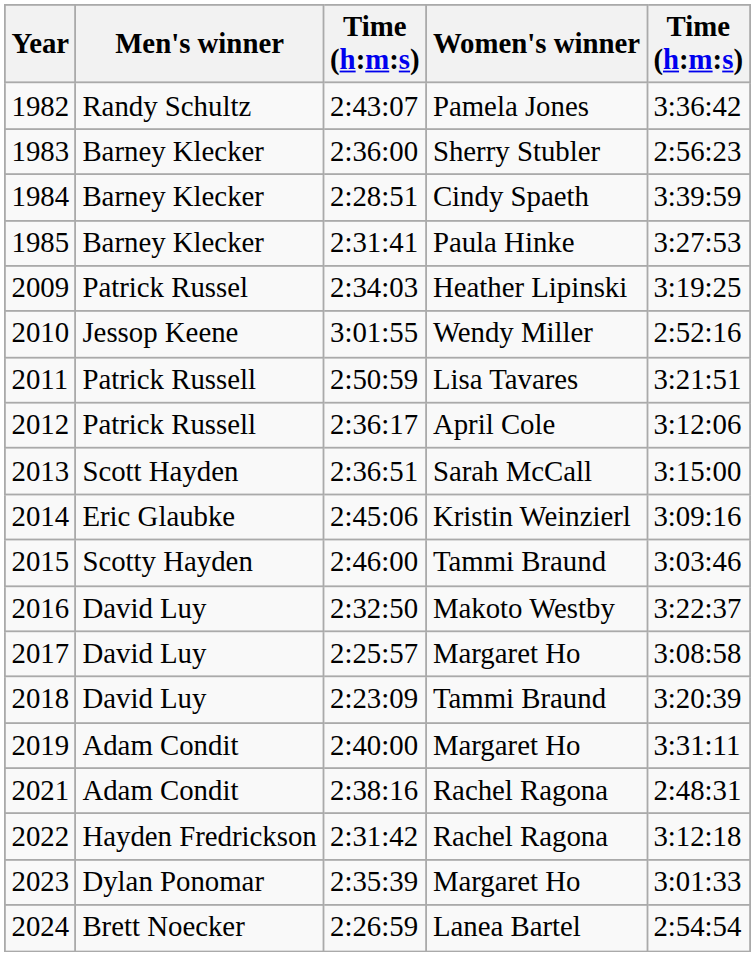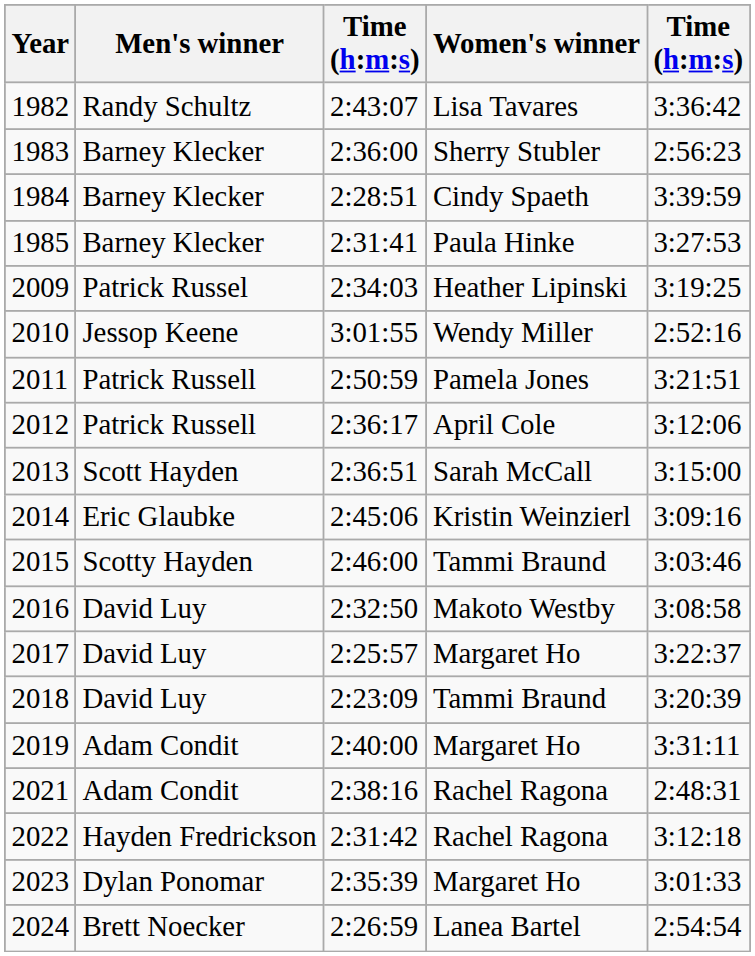(511, 105) Pamela Jones -> (506, 105) Lisa Tavares
(506, 379) Lisa Tavares -> (511, 379) Pamela Jones
(697, 607) 3:22:37 -> (697, 607) 3:08:58
(697, 653) 3:08:58 -> (697, 653) 3:22:37
